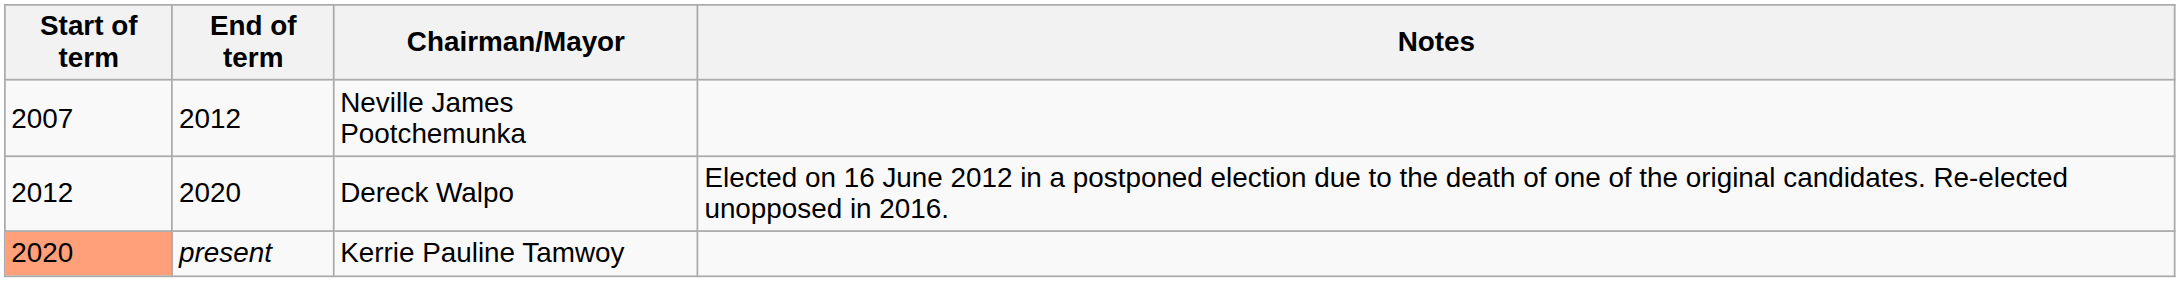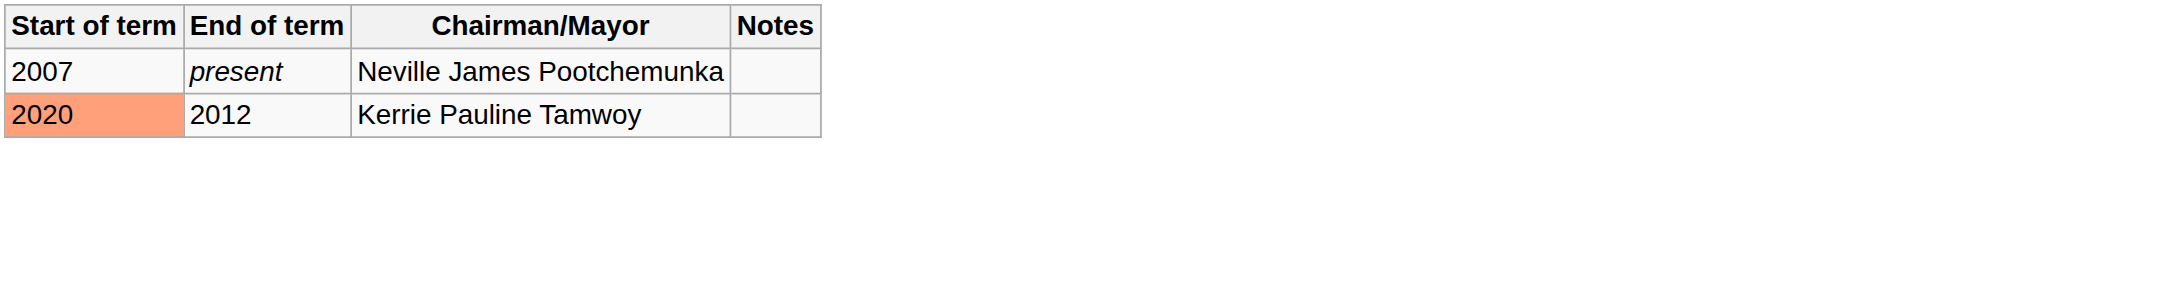(210, 117) 2012 -> (236, 70) present
- row: (427, 193)
(226, 252) present -> (221, 114) 2012
